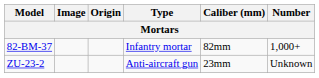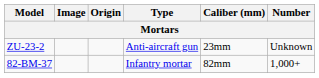rows swapped: (29, 47) <-> (26, 64)
